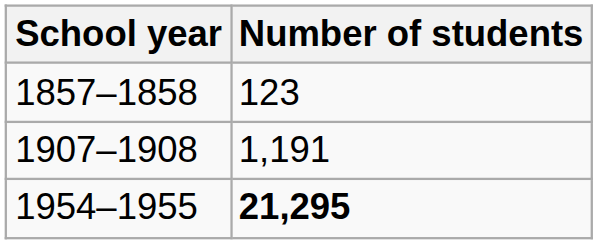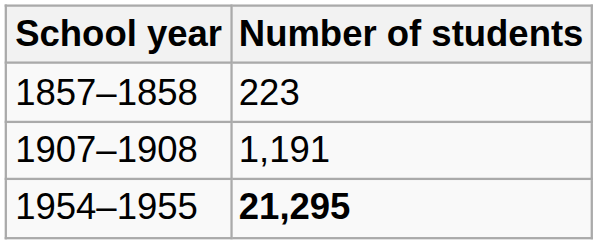(269, 91) 123 -> (269, 91) 223
